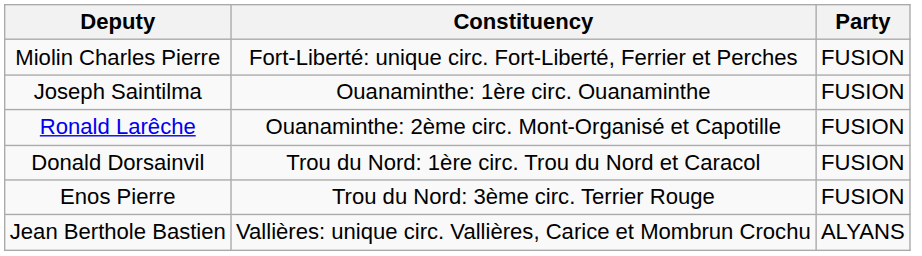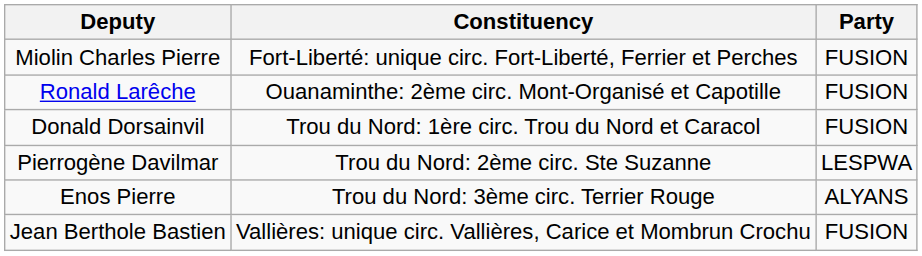- row: (118, 92)
+ row: (118, 162)
(863, 197) FUSION -> (866, 197) ALYANS
(863, 232) ALYANS -> (866, 232) FUSION
